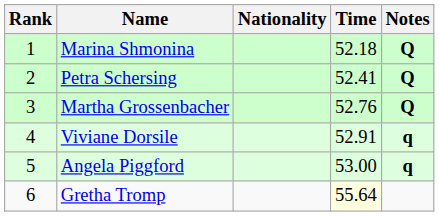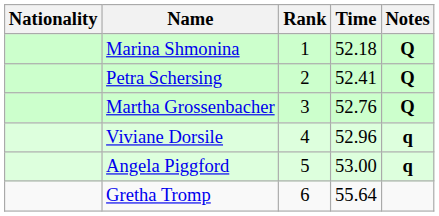columns swapped: (31, 19) <-> (282, 19)
(356, 136) 52.91 -> (356, 136) 52.96
(356, 195) lightyellow background -> (356, 195) no background
